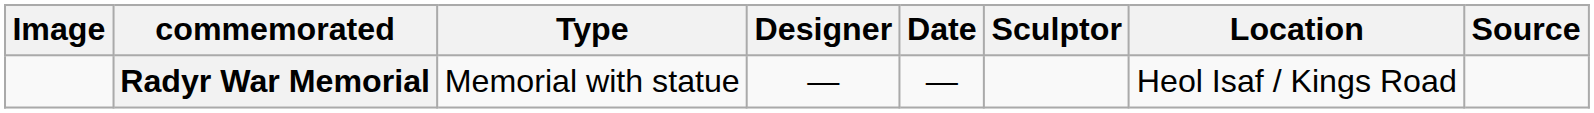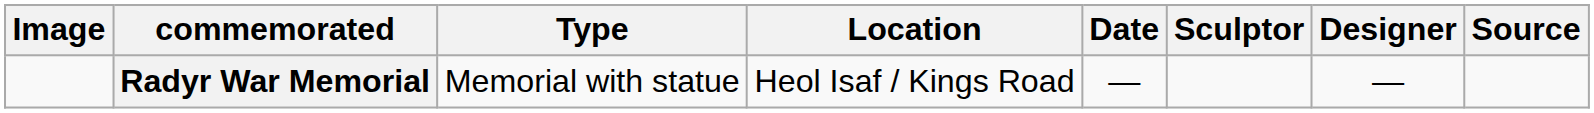columns swapped: (1297, 30) <-> (823, 30)
